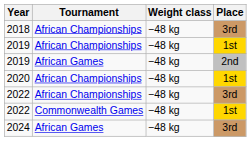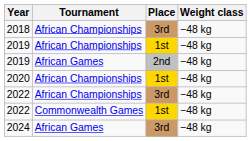columns swapped: (230, 12) <-> (180, 12)
